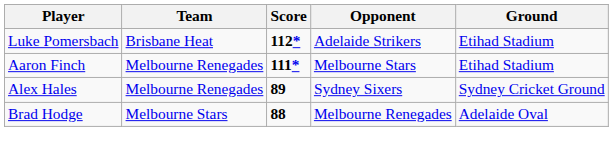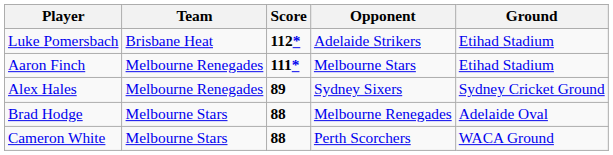+ row: (57, 138)
